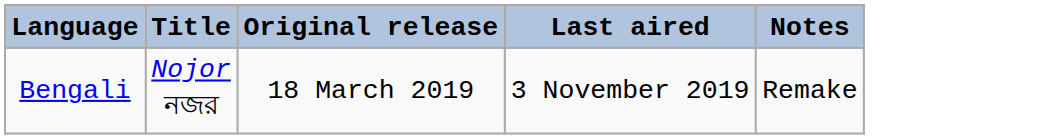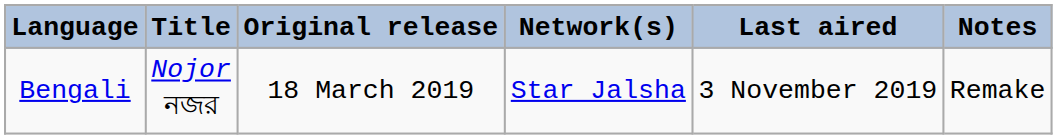+ column: (598, 27)
